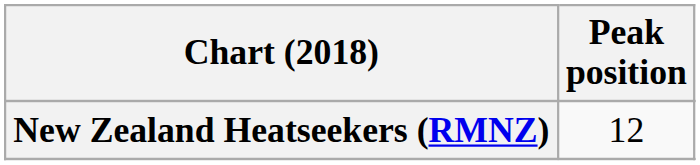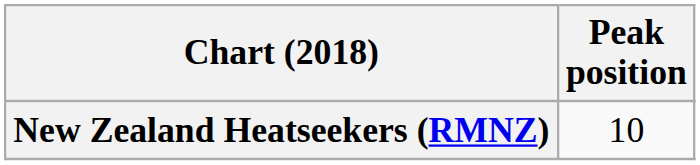(626, 129) 12 -> (626, 129) 10
